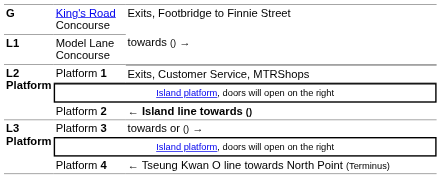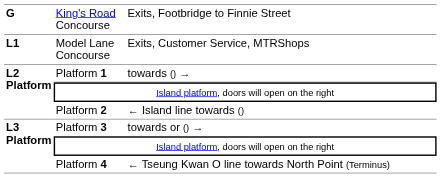(159, 42) towards () → -> (218, 43) Exits, Customer Service, MTRShops
(218, 74) Exits, Customer Service, MTRShops -> (159, 73) towards () →
(190, 111) bold -> (186, 110) normal
